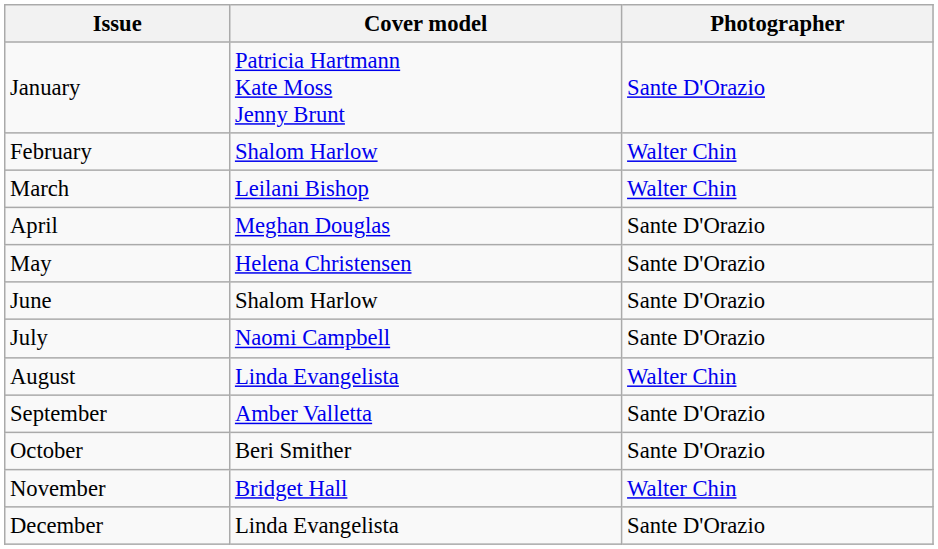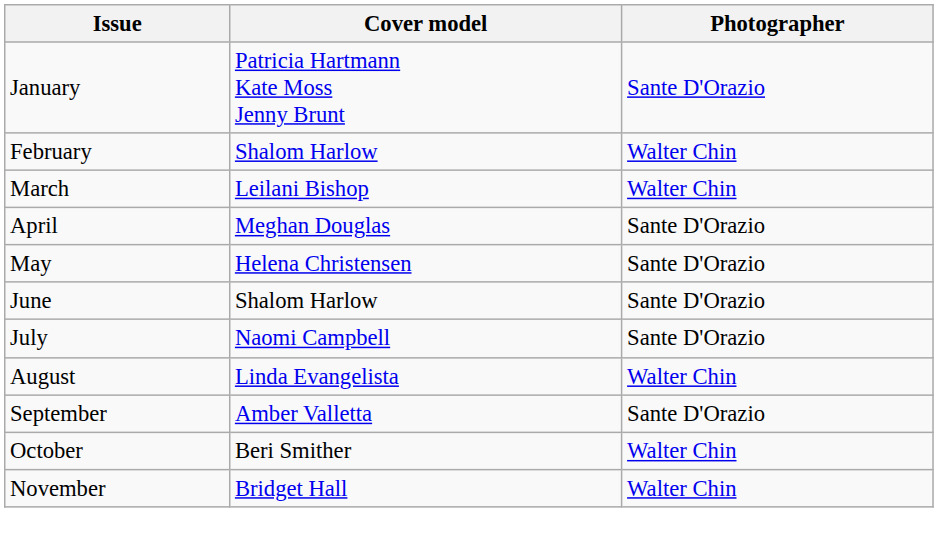(696, 450) Sante D'Orazio -> (682, 450) Walter Chin
- row: (56, 525)
